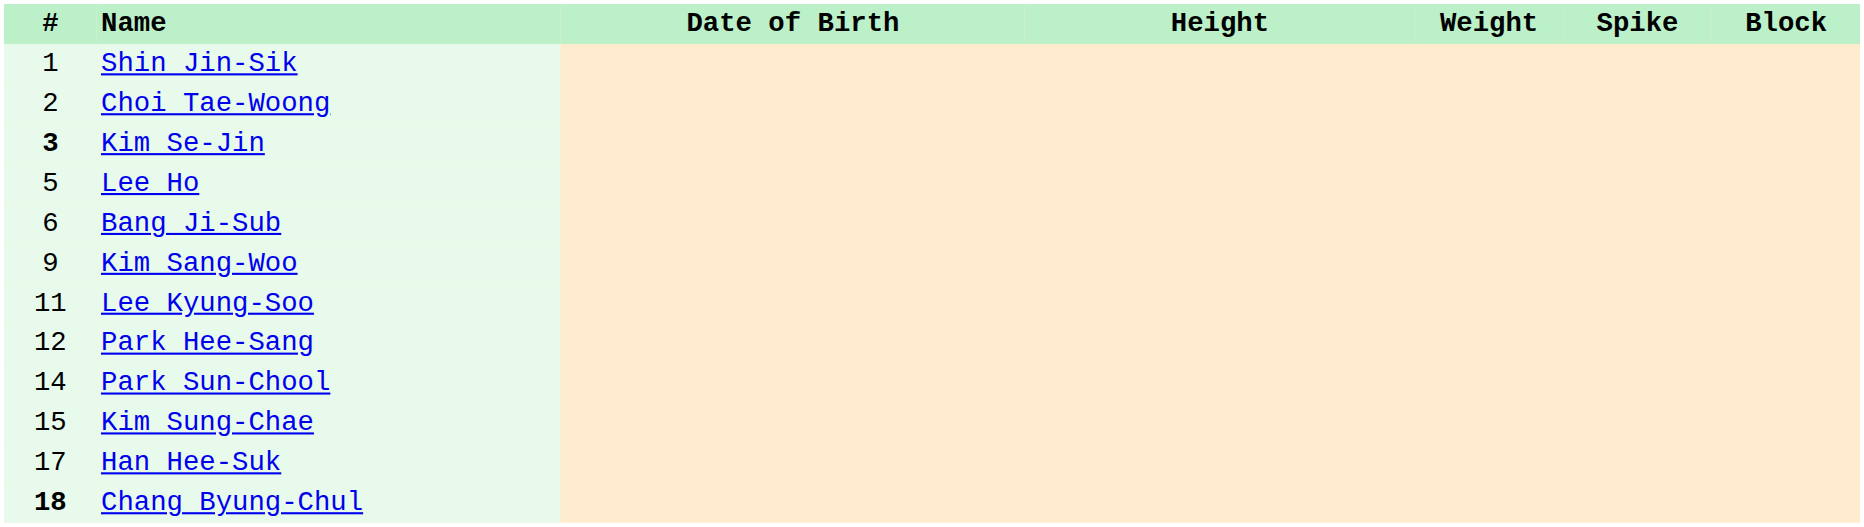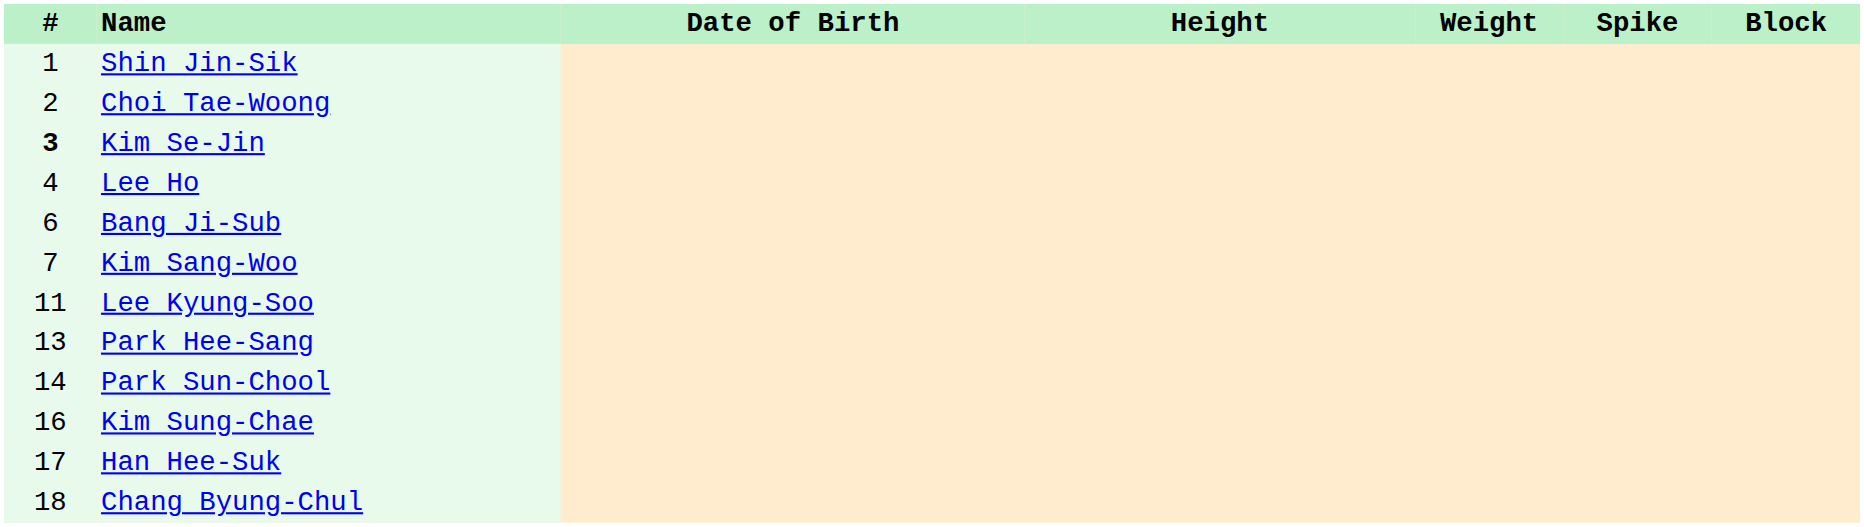(50, 184) 5 -> (50, 184) 4
(50, 263) 9 -> (50, 263) 7
(50, 343) 12 -> (50, 343) 13
(50, 423) 15 -> (50, 423) 16
(50, 503) bold -> (50, 503) normal
